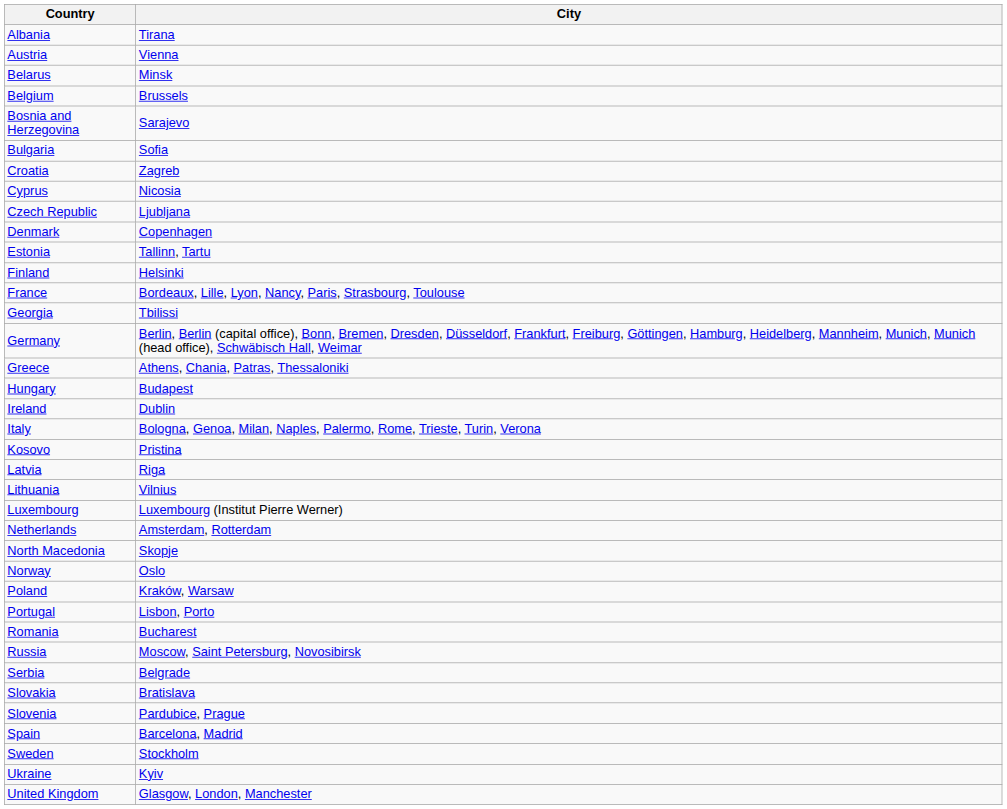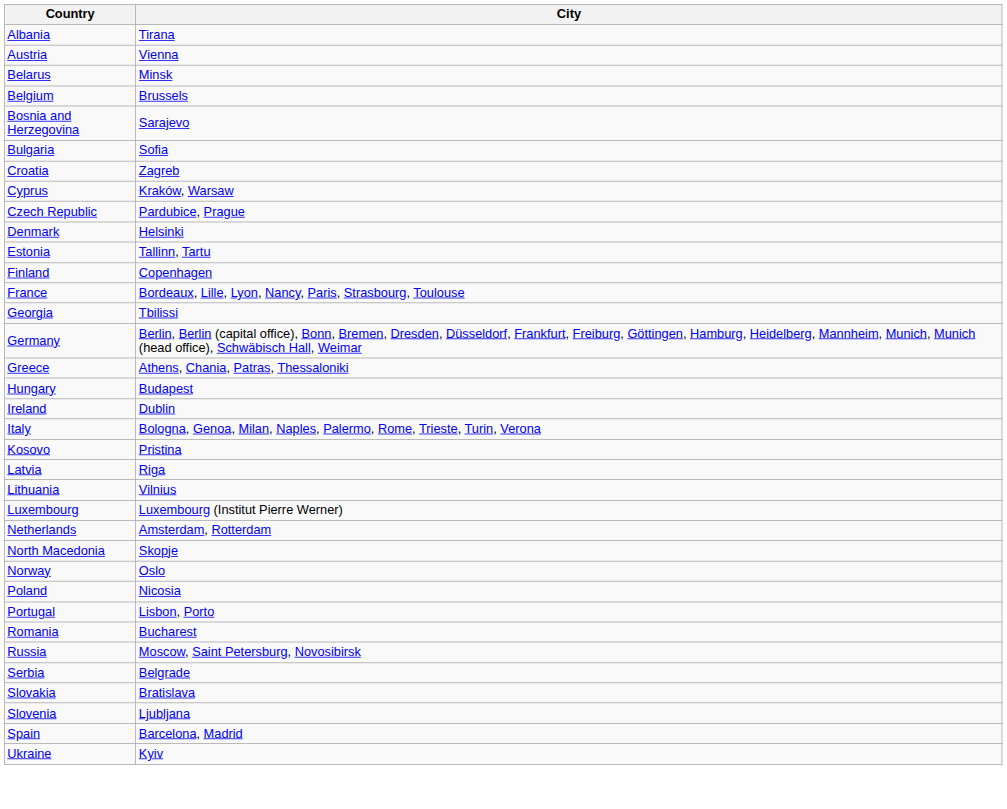(160, 191) Nicosia -> (186, 191) Kraków, Warsaw
(164, 211) Ljubljana -> (192, 211) Pardubice, Prague
(176, 232) Copenhagen -> (161, 232) Helsinki
(161, 272) Helsinki -> (176, 272) Copenhagen
(186, 591) Kraków, Warsaw -> (160, 591) Nicosia
(192, 713) Pardubice, Prague -> (164, 713) Ljubljana
- row: (30, 753)
- row: (53, 794)
